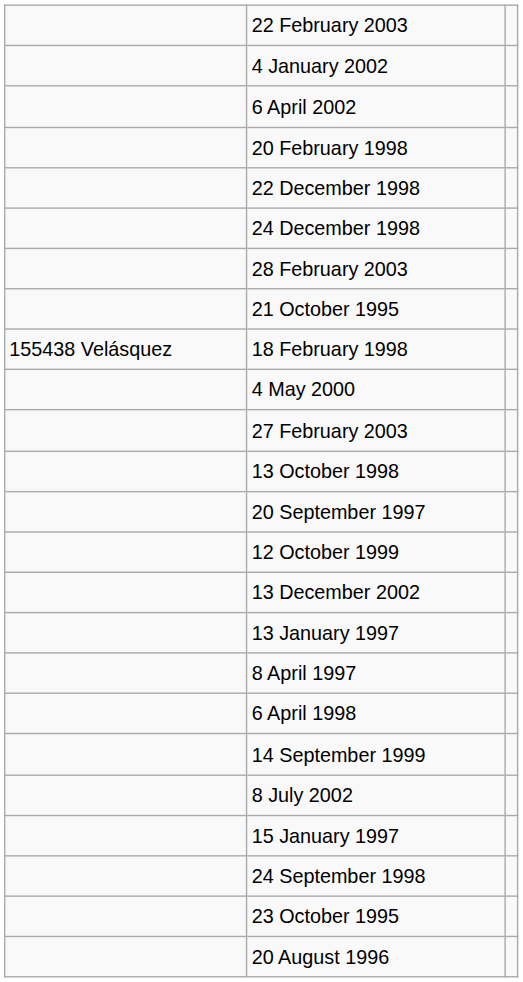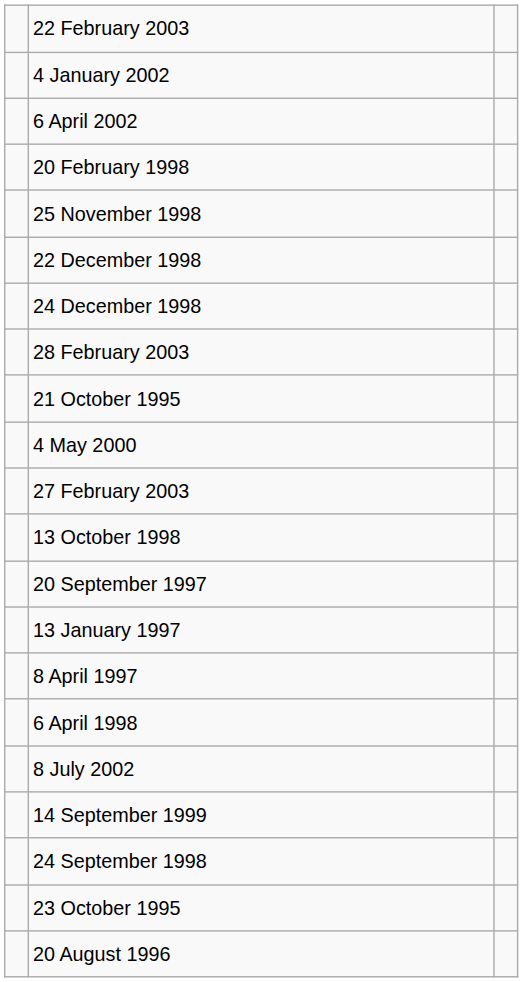+ row: (117, 214)
- row: (330, 350)
- row: (325, 552)
- row: (336, 592)
rows swapped: (339, 754) <-> (302, 795)
- row: (325, 835)
